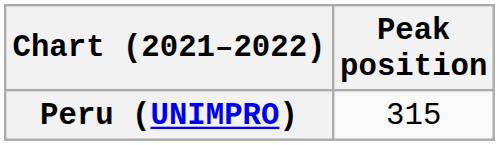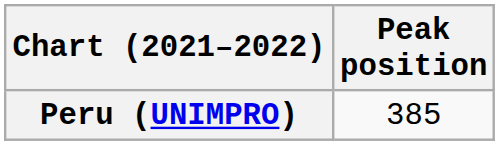(414, 116) 315 -> (414, 116) 385
